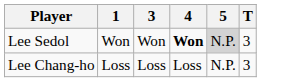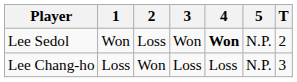+ column: (152, 16)
(223, 40) lightgrey background -> (259, 40) no background
(247, 40) 3 -> (282, 40) 2
